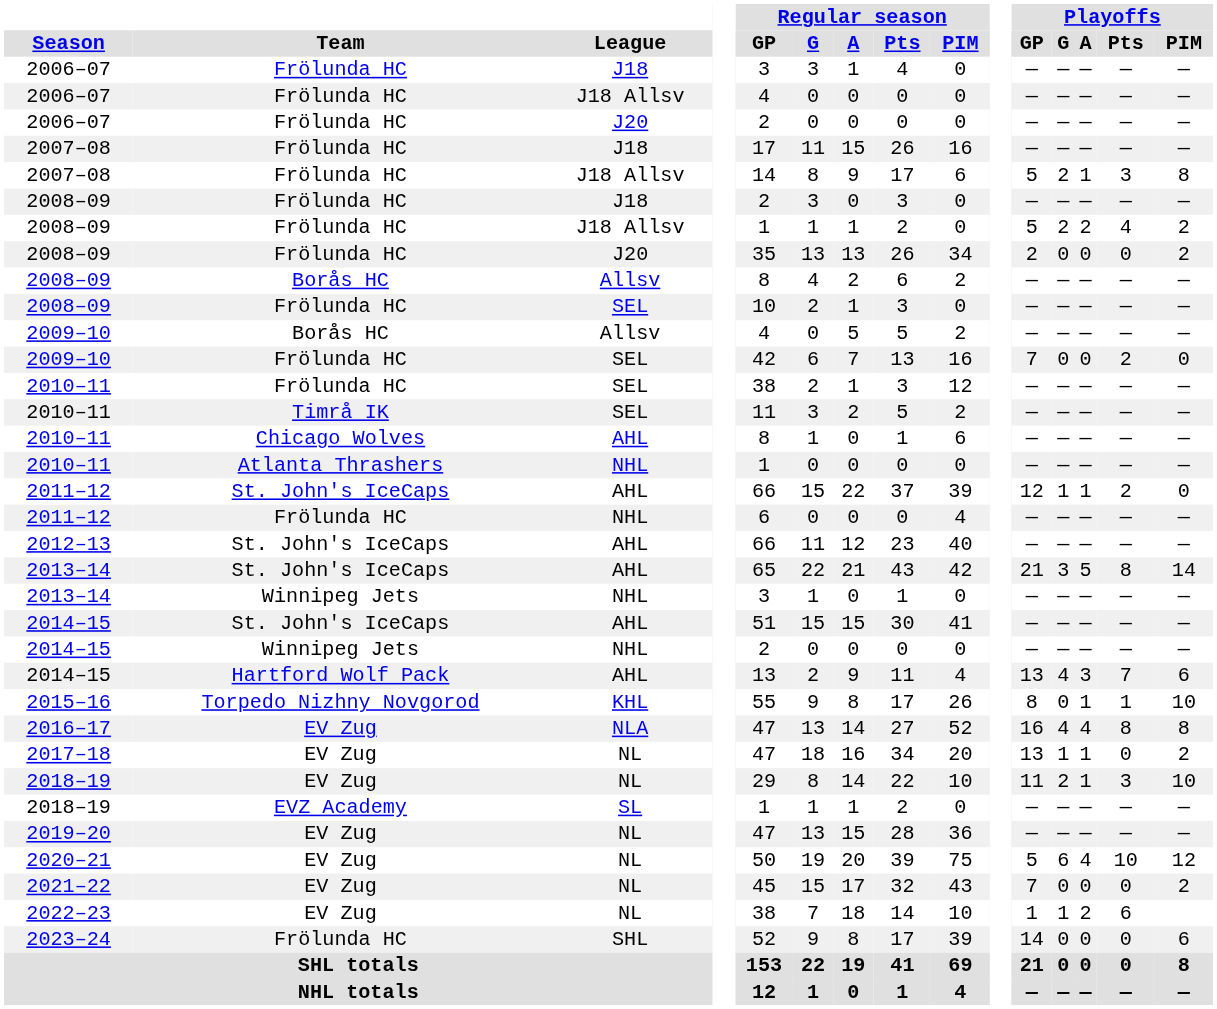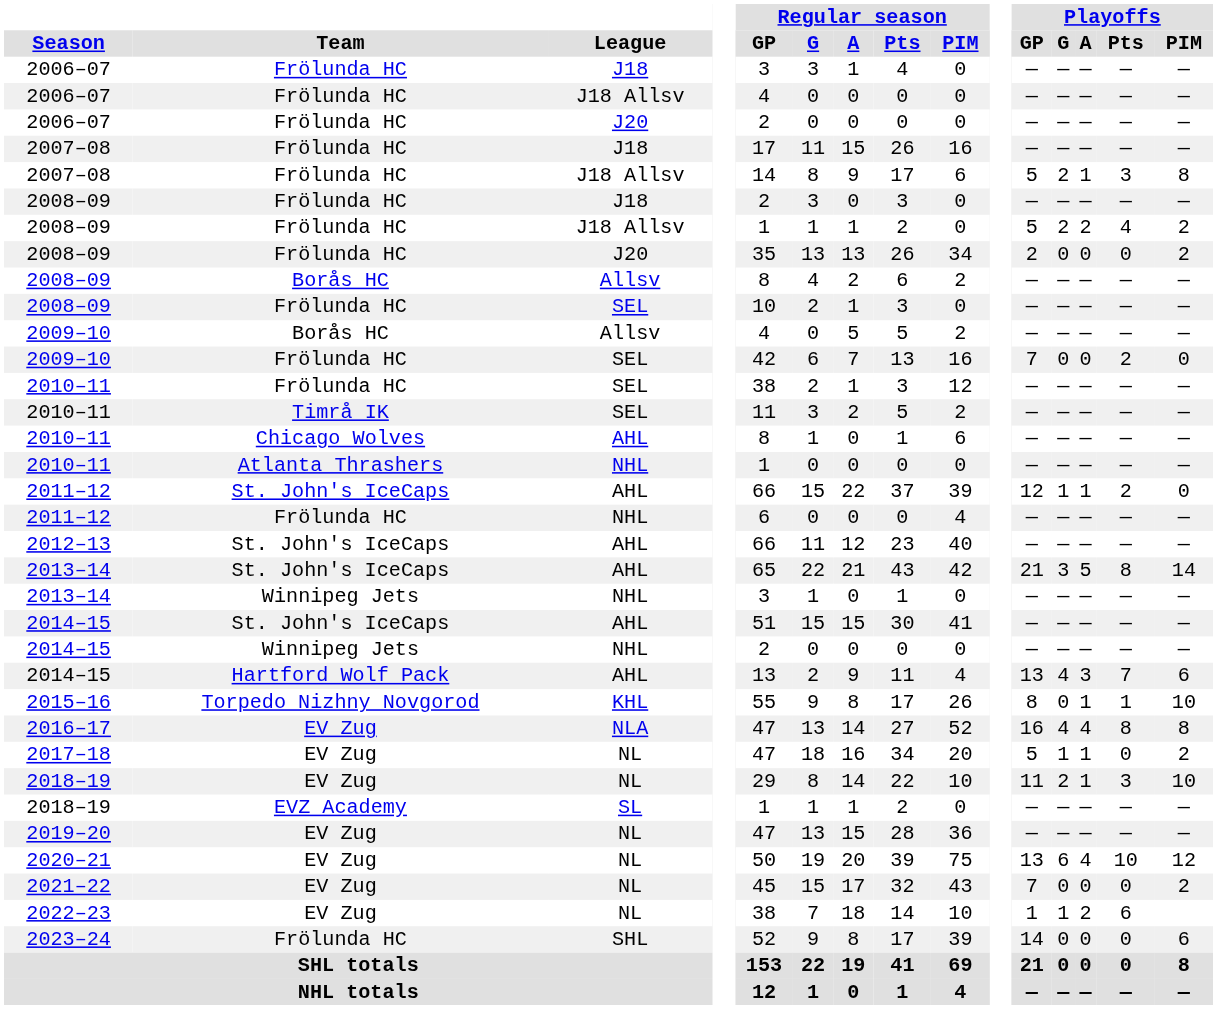(1032, 755) 13 -> (1032, 755) 5
(1032, 860) 5 -> (1032, 860) 13
